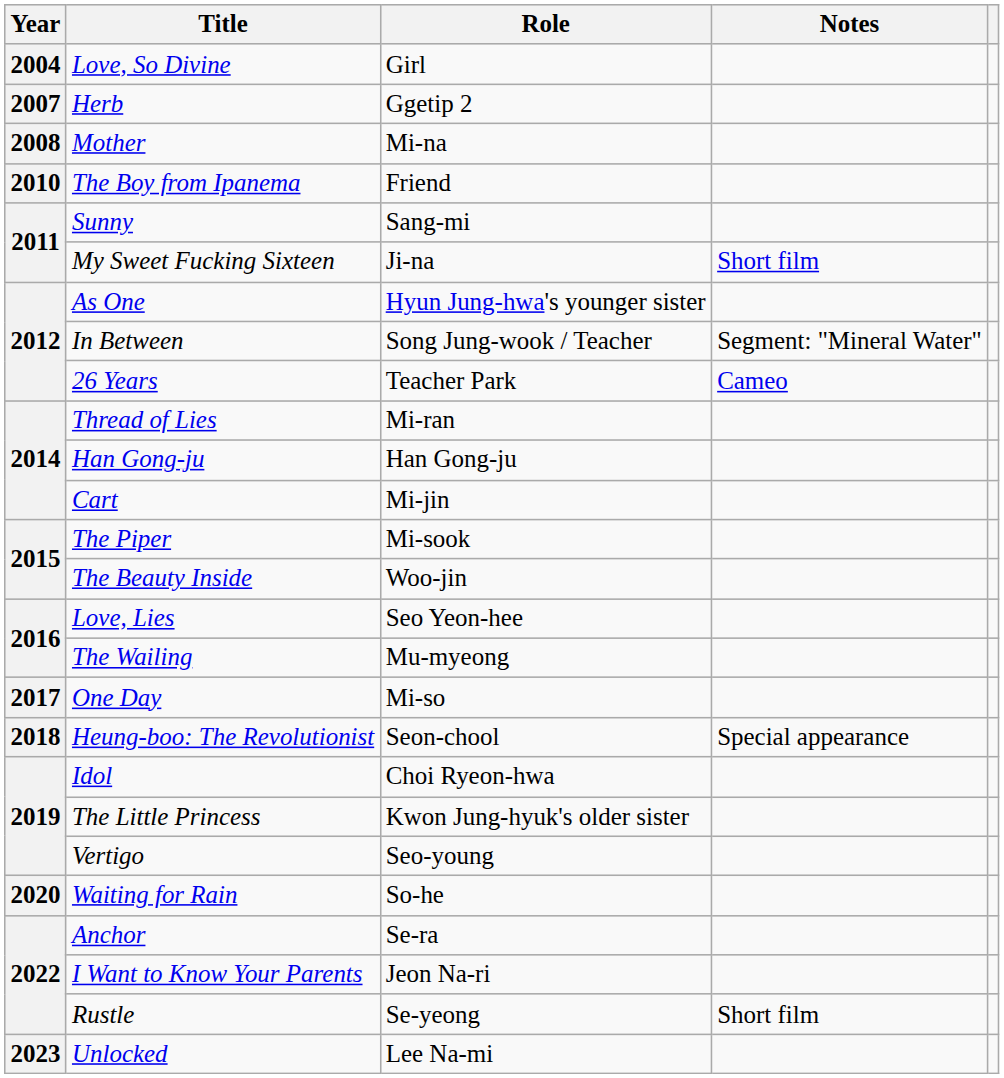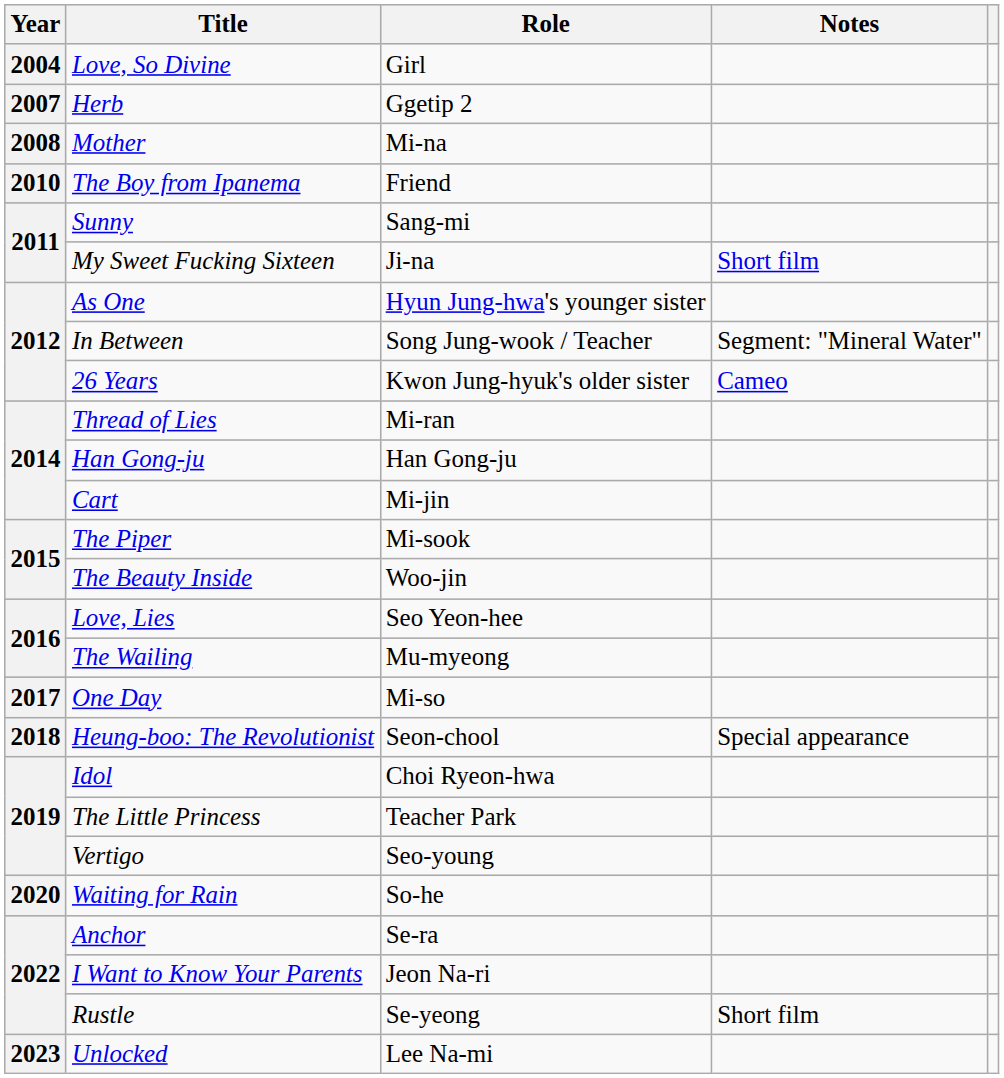(451, 380) Teacher Park -> (537, 380) Kwon Jung-hyuk's older sister
(537, 815) Kwon Jung-hyuk's older sister -> (451, 815) Teacher Park
